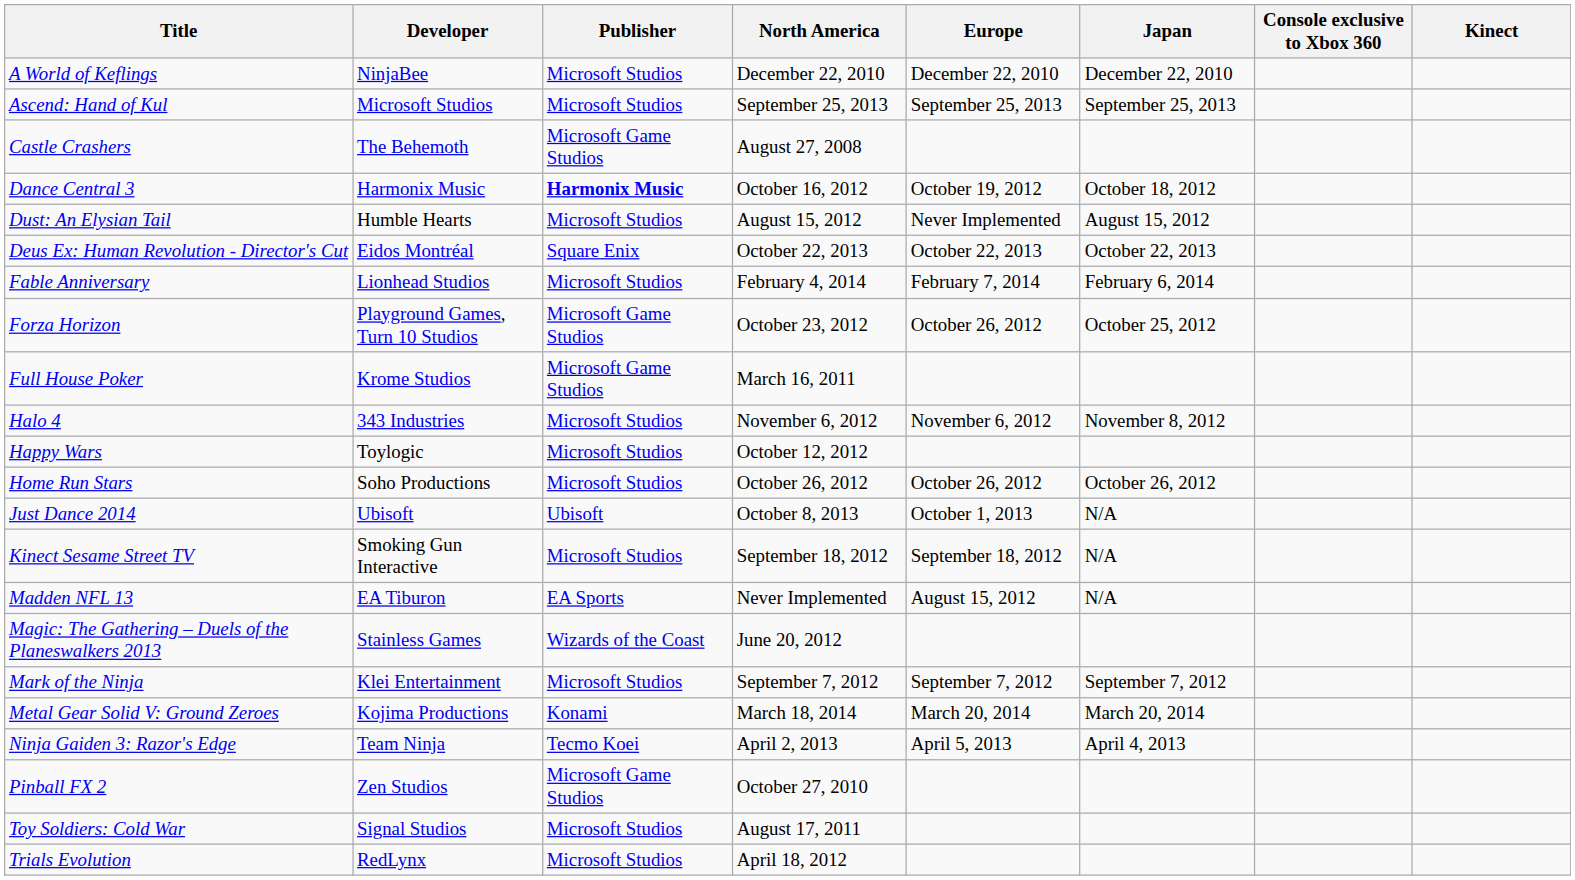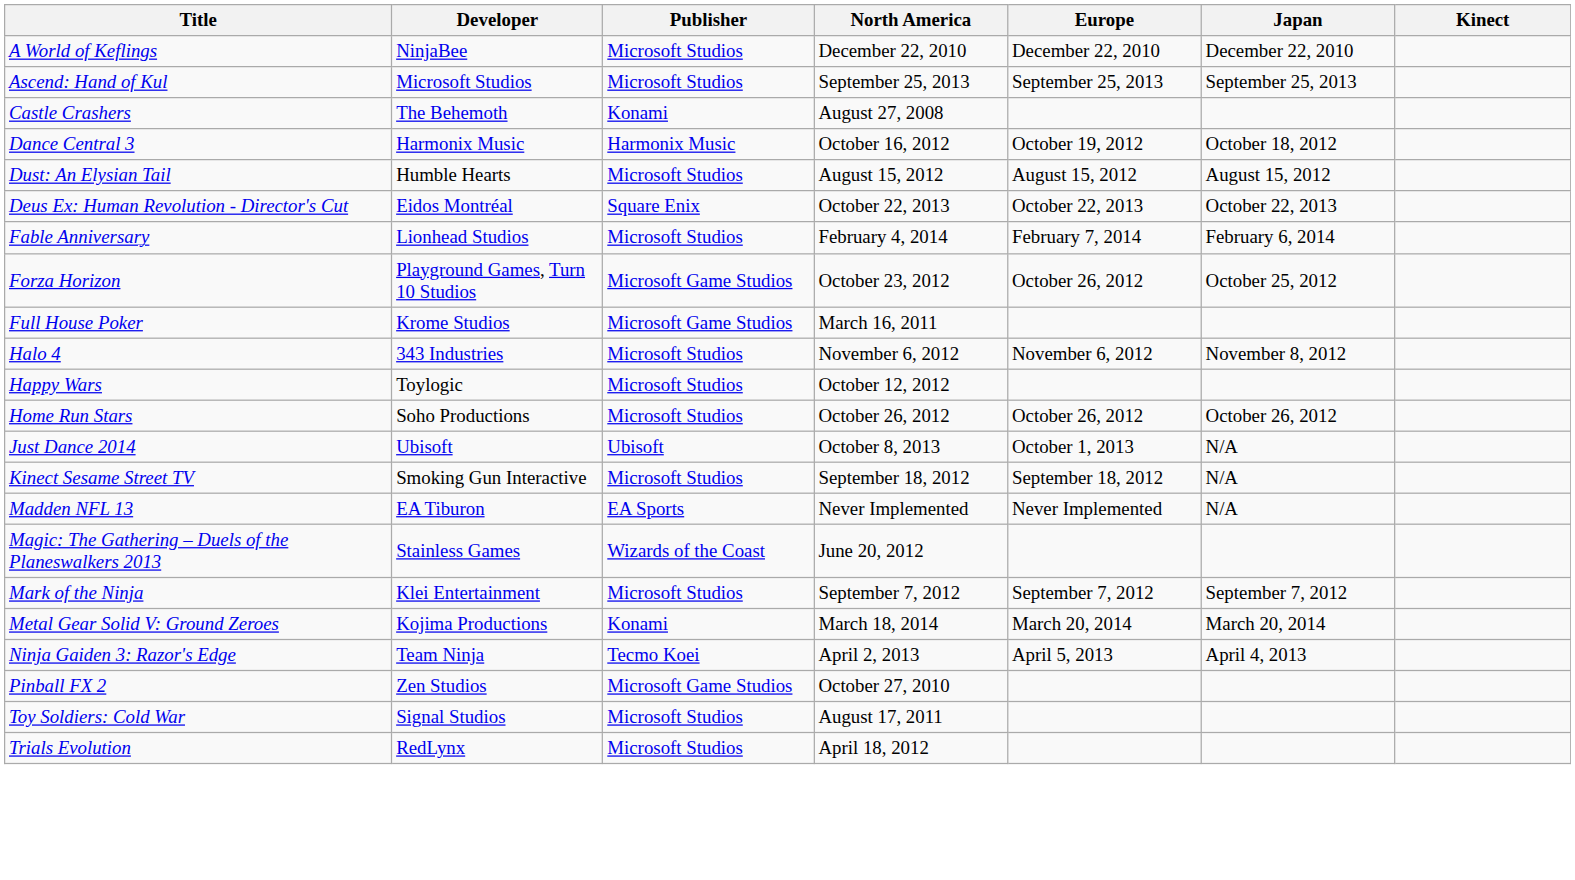- column: (1333, 31)
(609, 146) Microsoft Game Studios -> (638, 113) Konami
(615, 189) bold -> (671, 144) normal
(986, 220) Never Implemented -> (1075, 175) August 15, 2012
(973, 597) August 15, 2012 -> (1087, 508) Never Implemented
